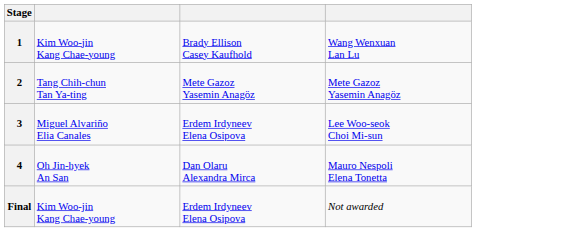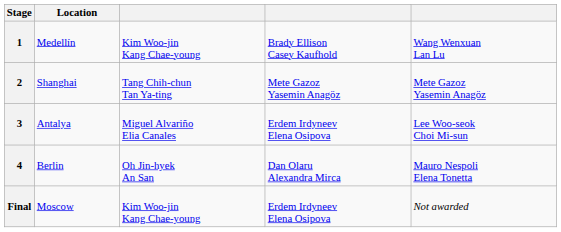+ column: (77, 13)
